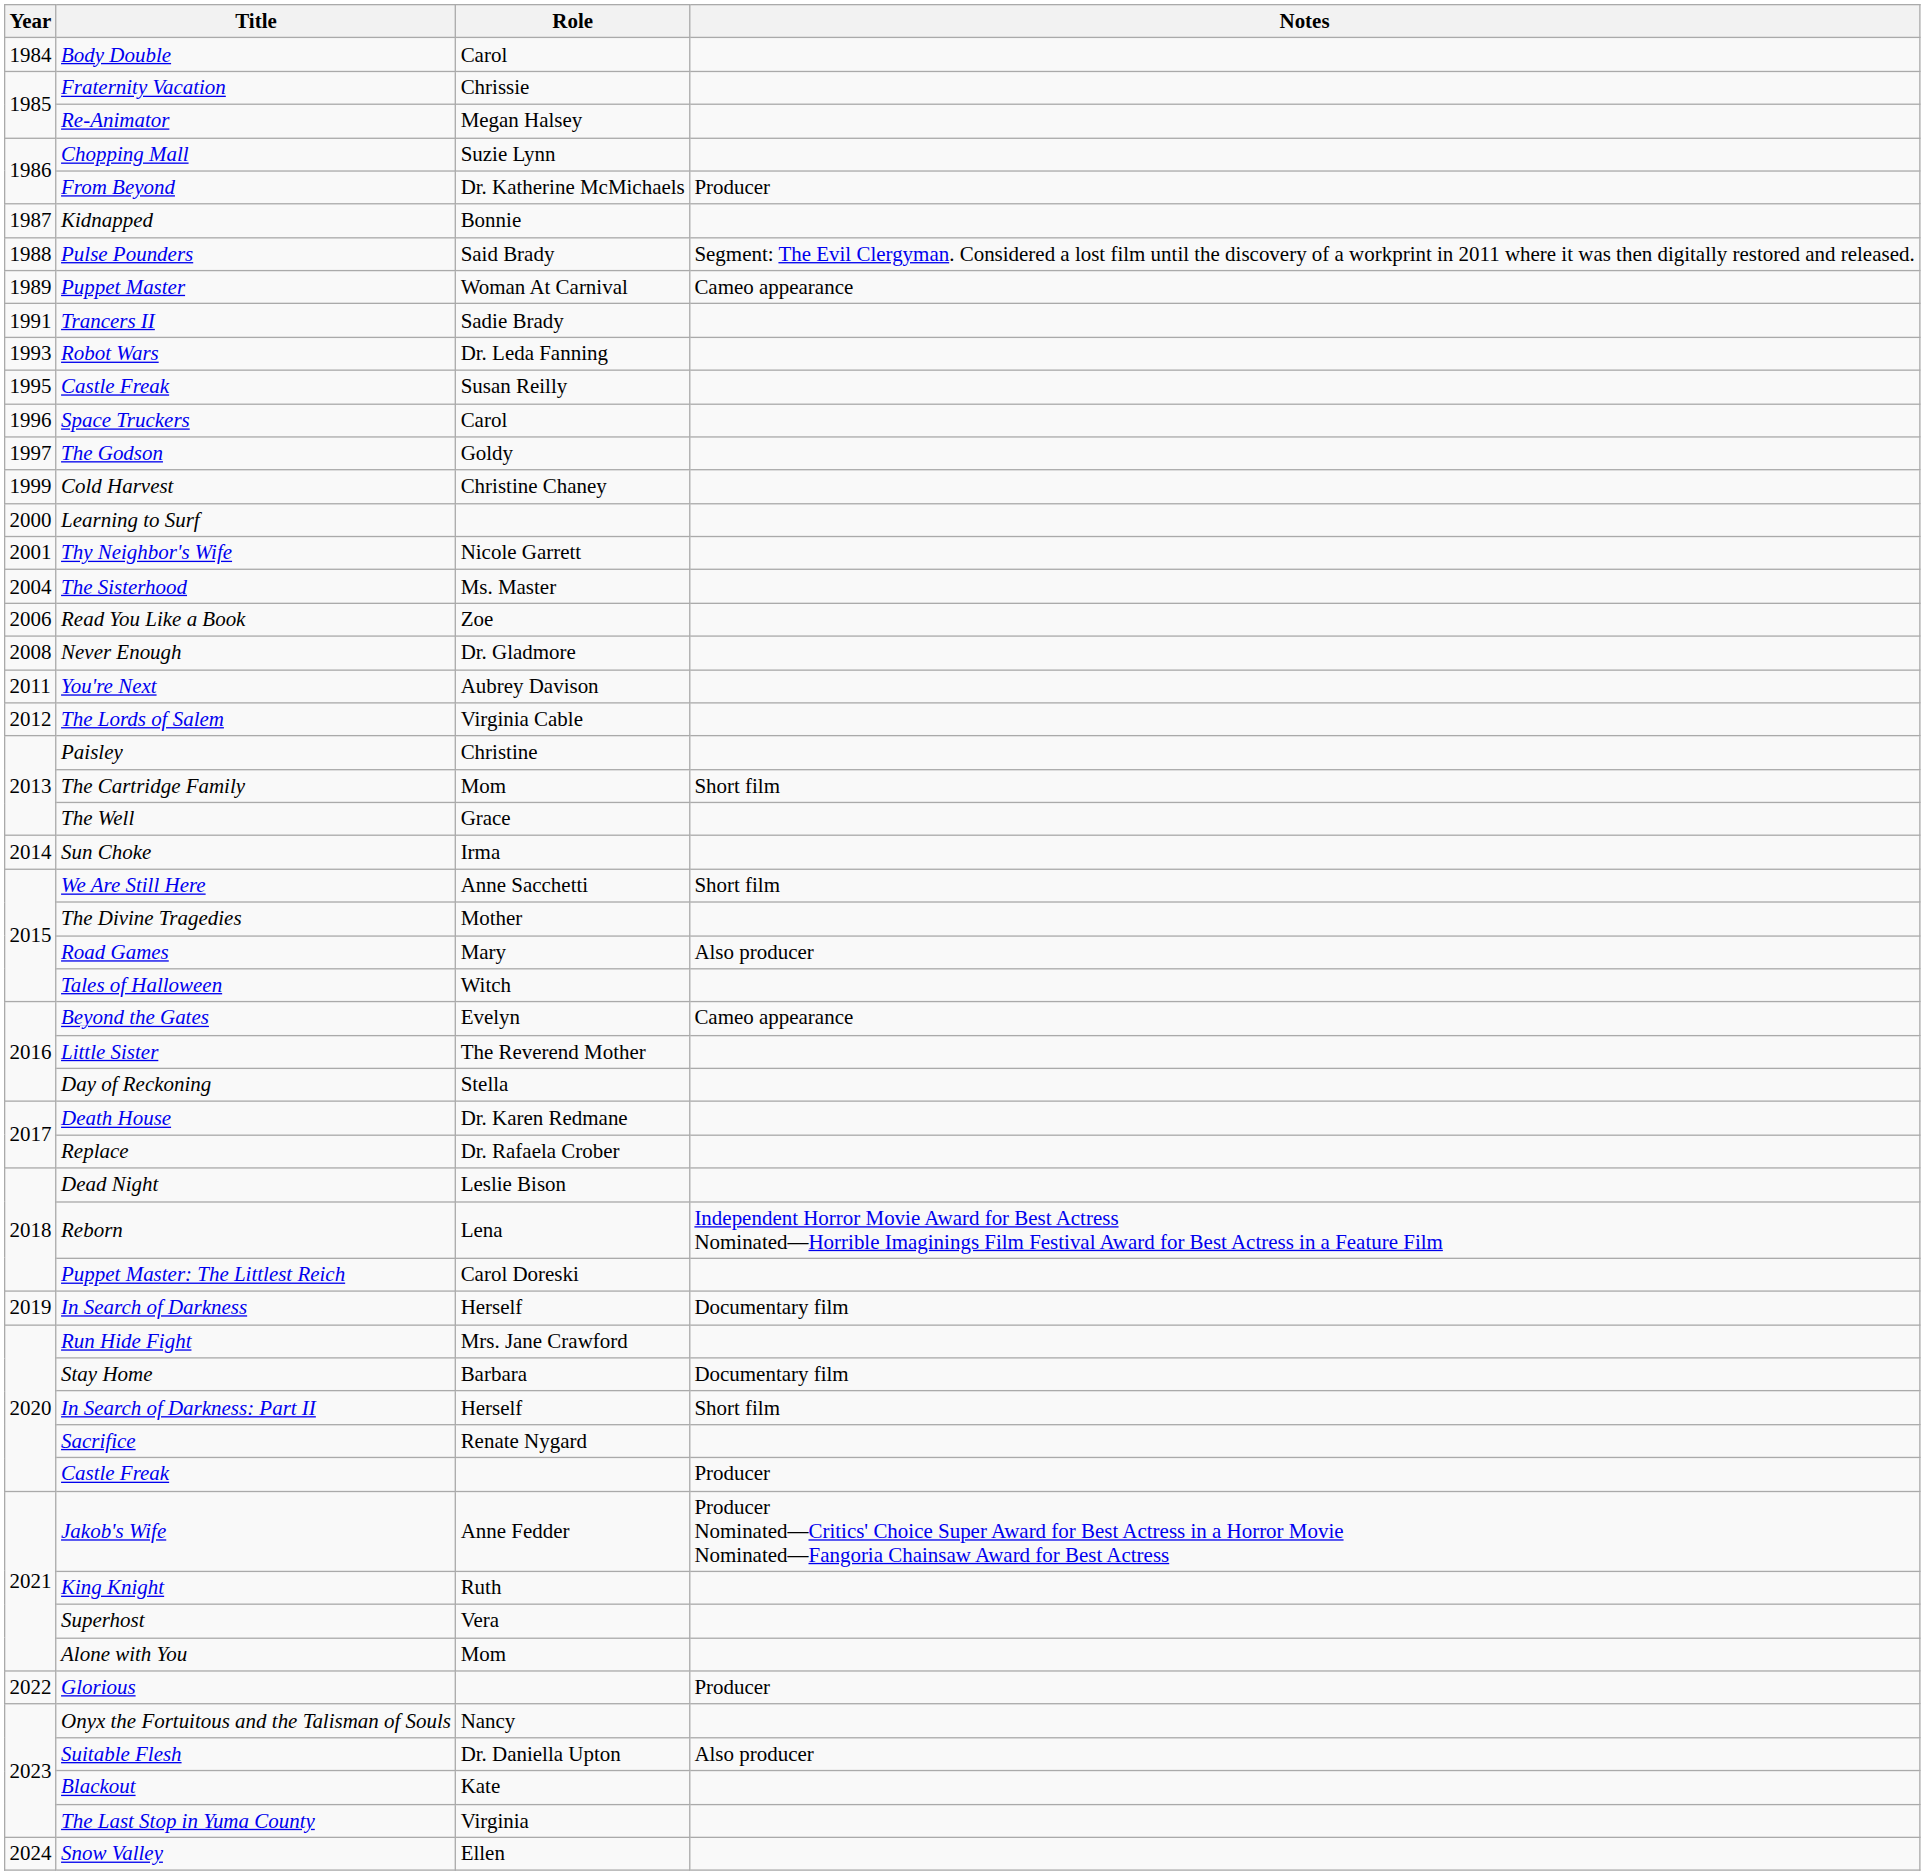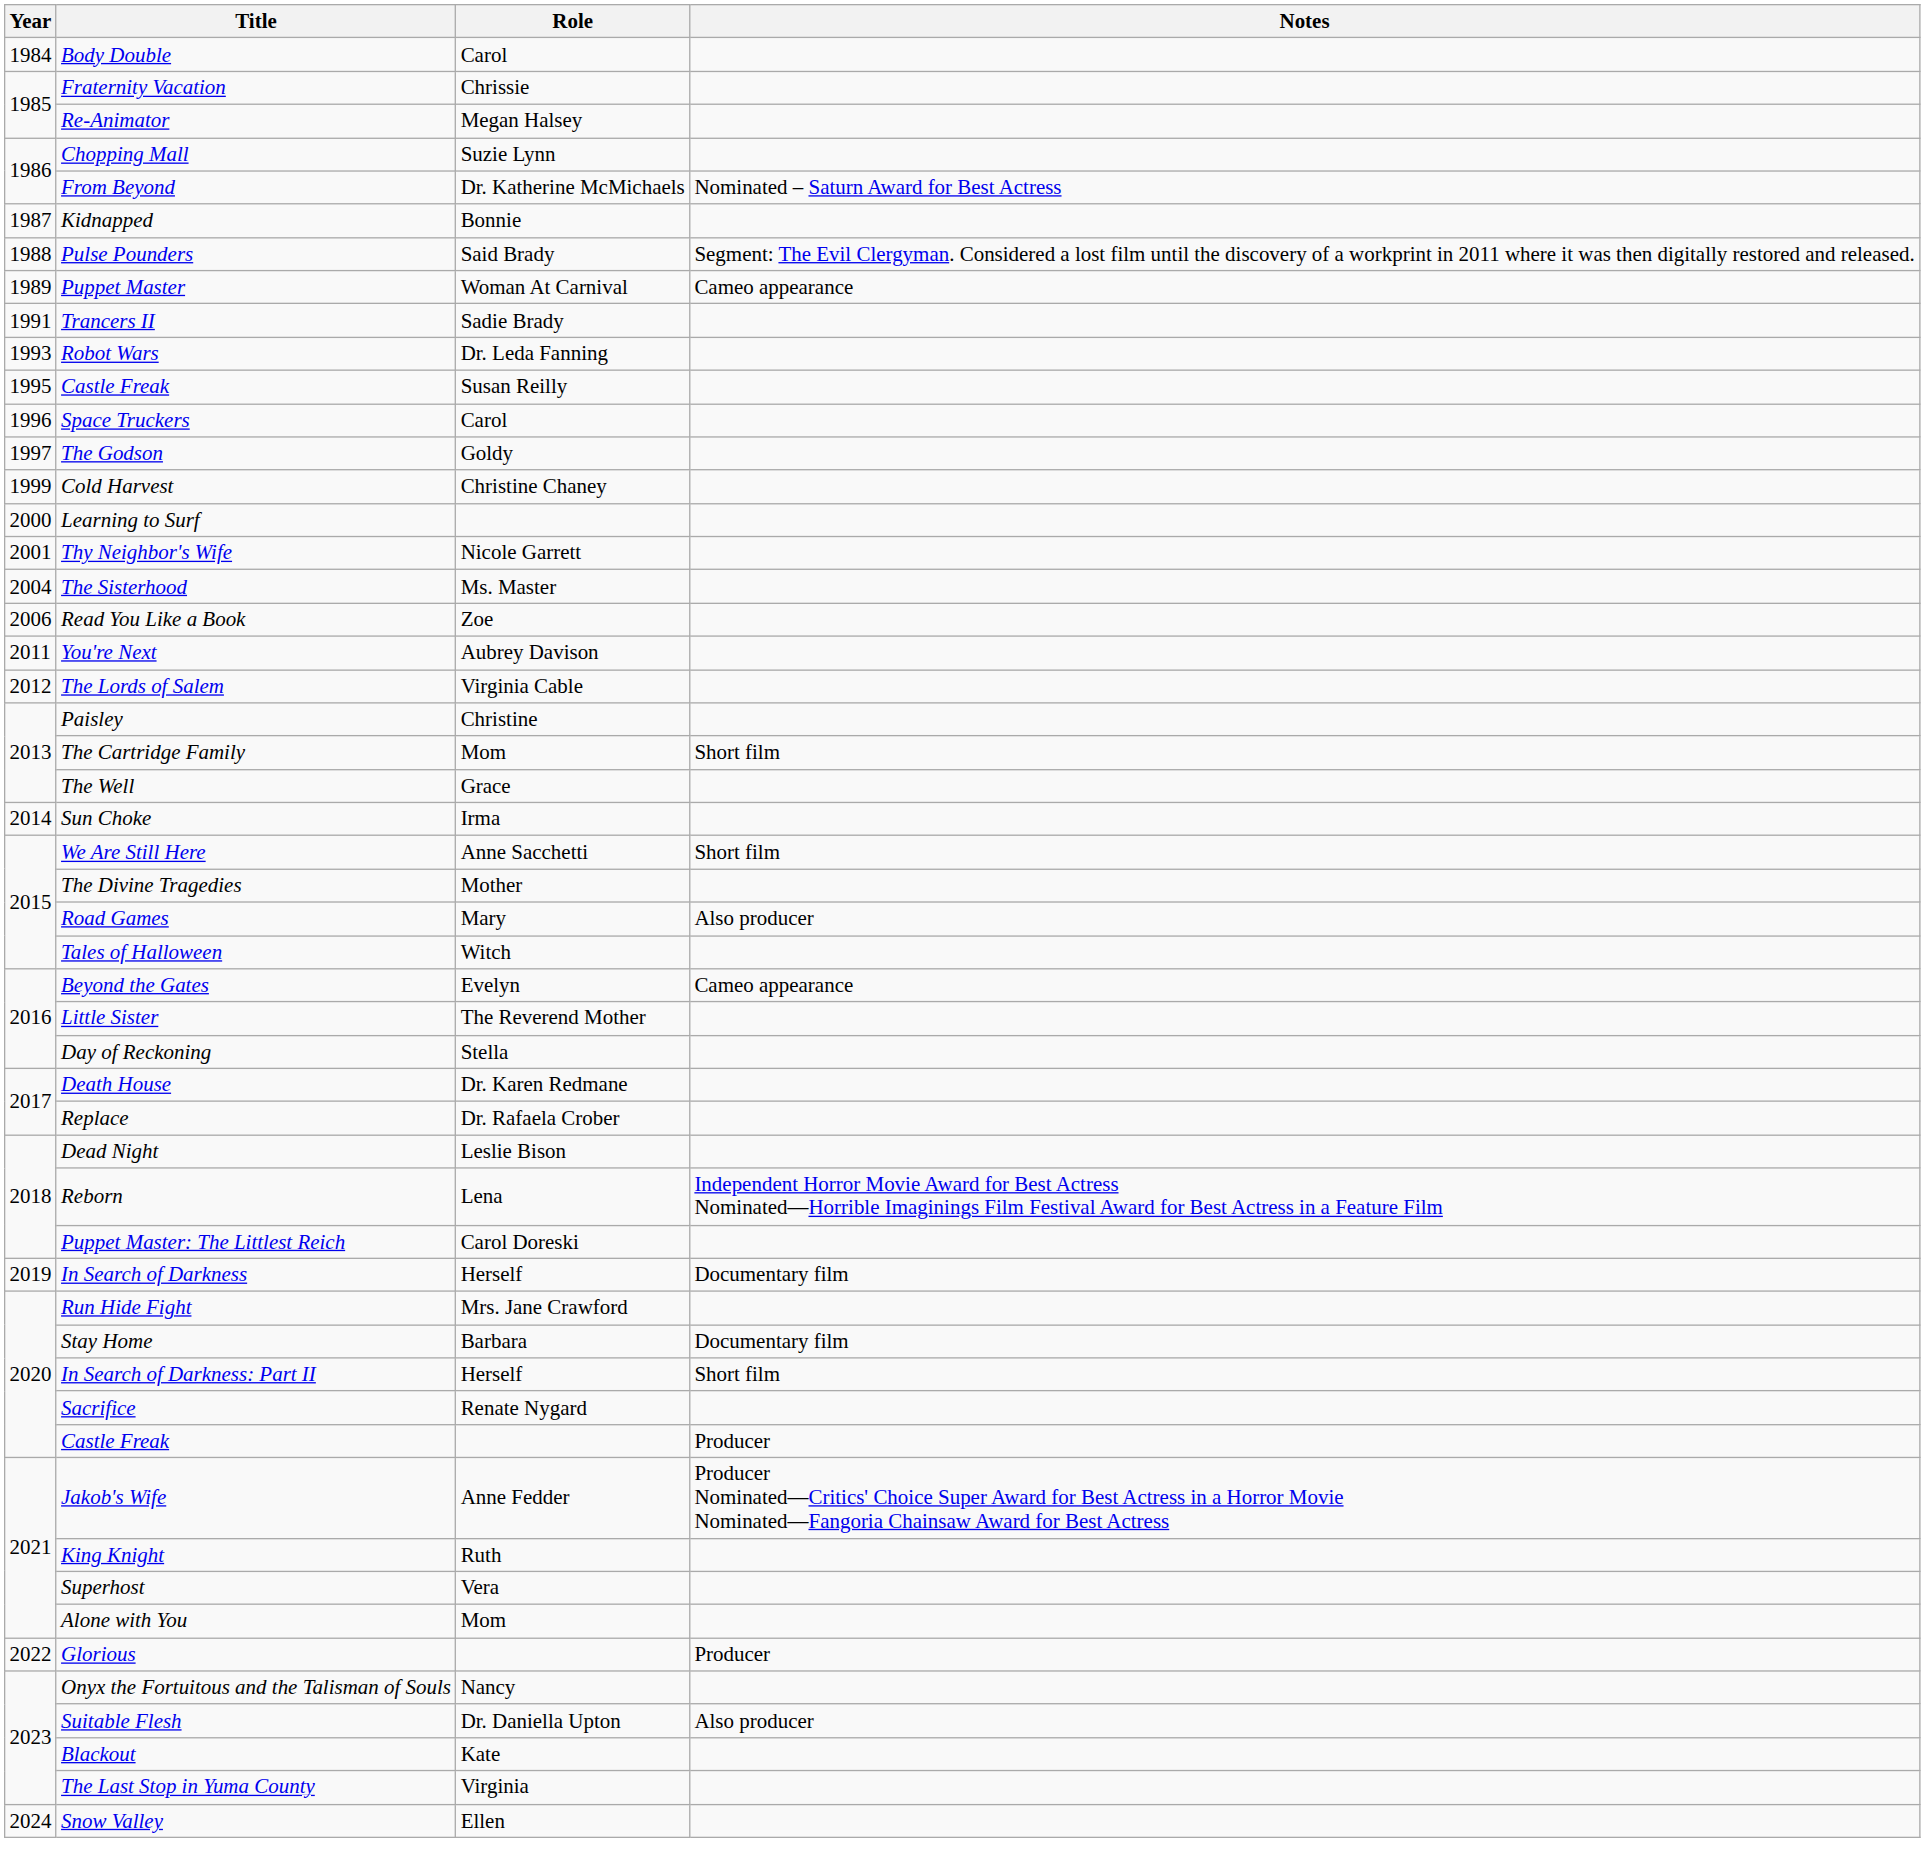(732, 187) Producer -> (878, 187) Nominated – Saturn Award for Best Actress
- row: (121, 652)
